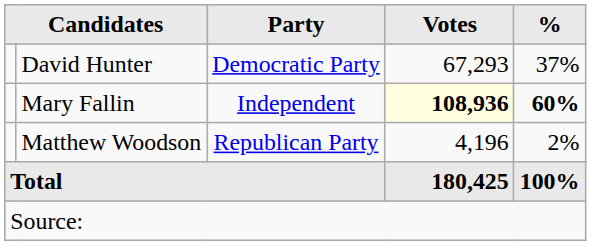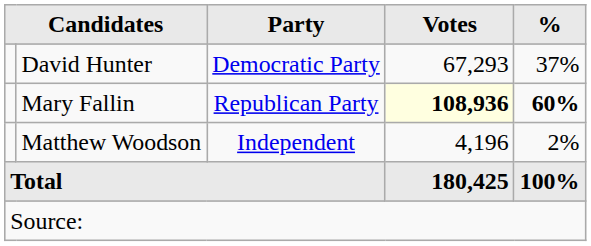(296, 103) Independent -> (296, 103) Republican Party
(296, 142) Republican Party -> (296, 142) Independent
